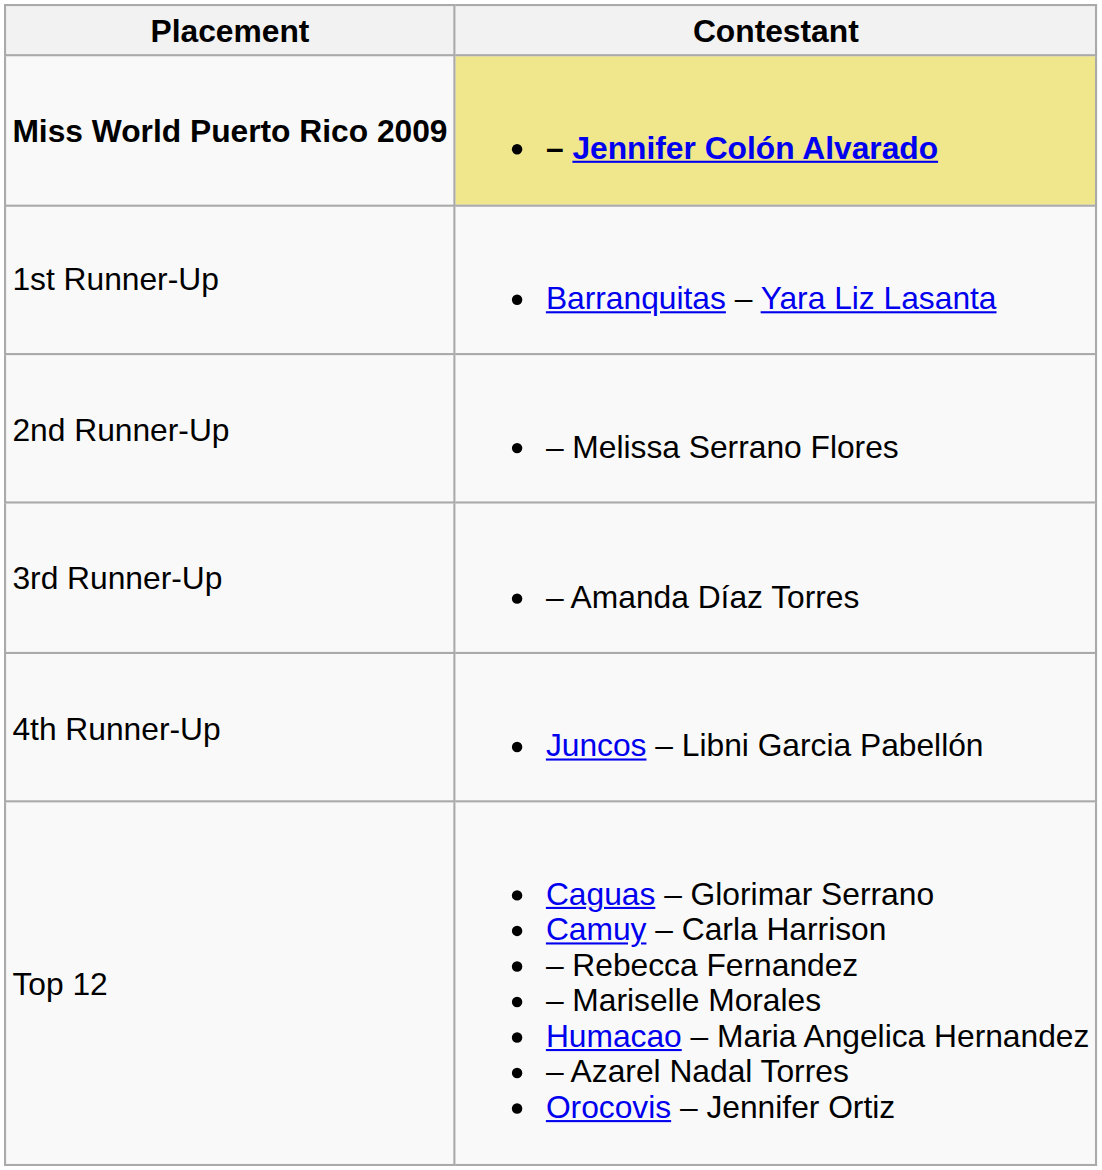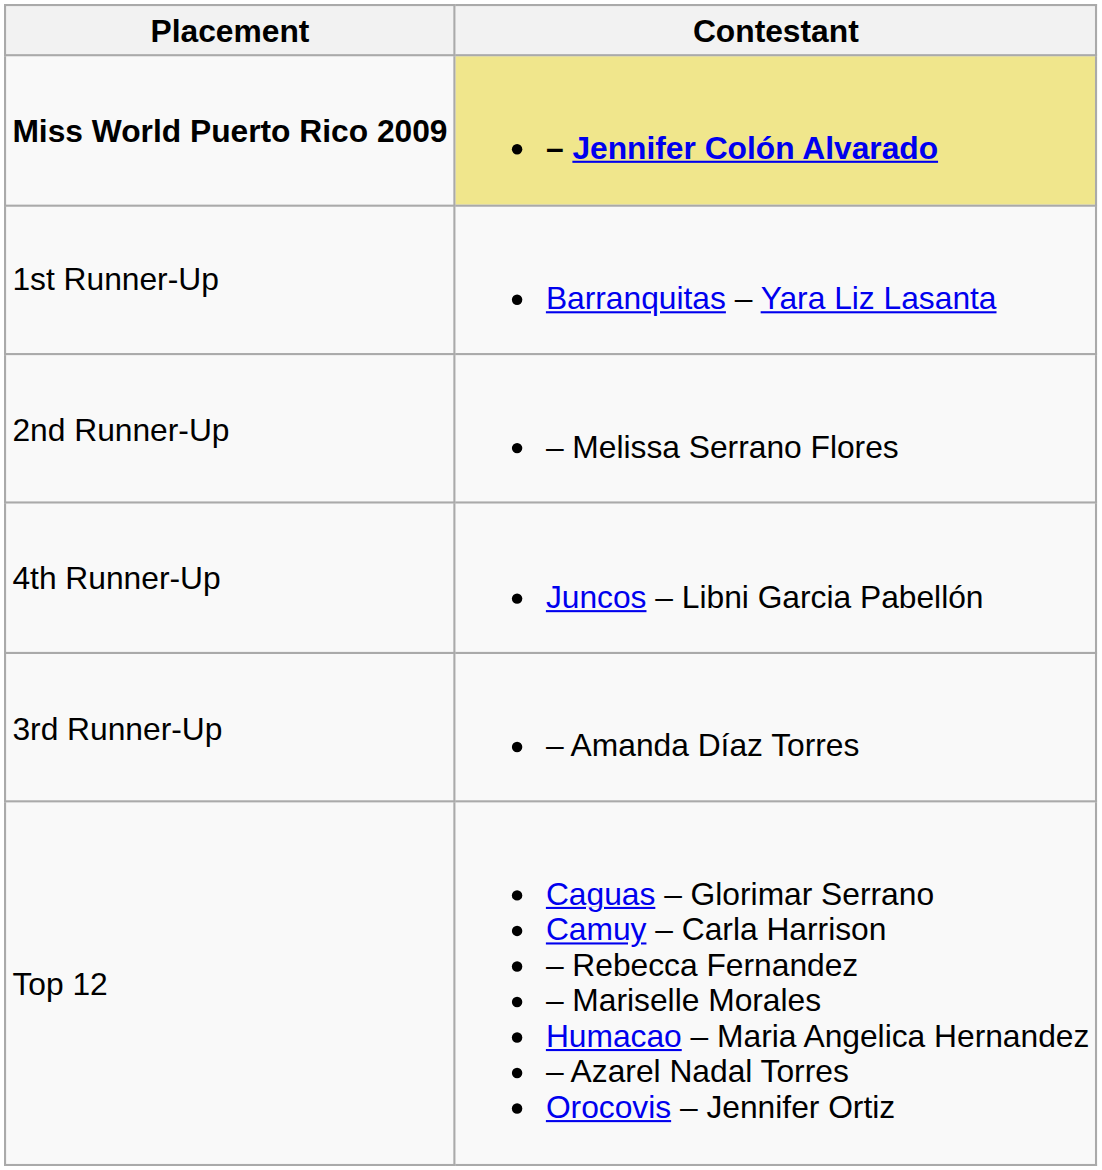rows swapped: (117, 578) <-> (117, 727)
